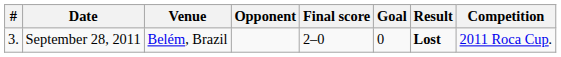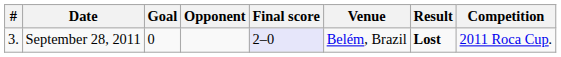columns swapped: (188, 15) <-> (392, 15)
(314, 39) no background -> (263, 39) lavender background
